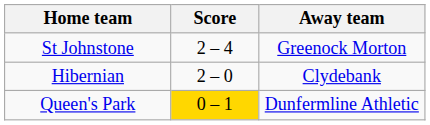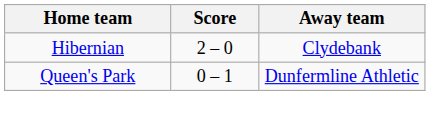- row: (88, 47)
(215, 104) gold background -> (215, 76) no background
